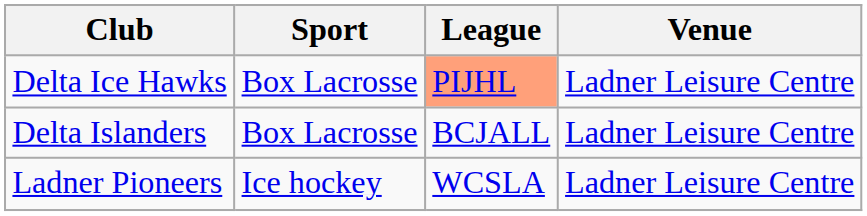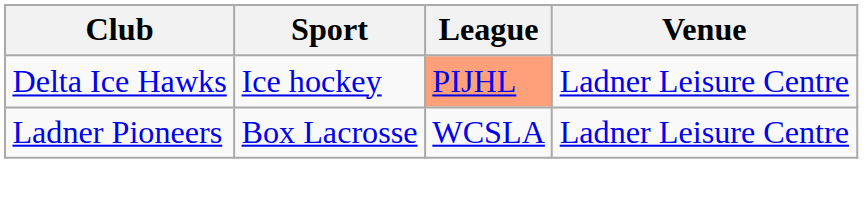(330, 81) Box Lacrosse -> (312, 81) Ice hockey
- row: (109, 132)
(312, 183) Ice hockey -> (330, 132) Box Lacrosse
